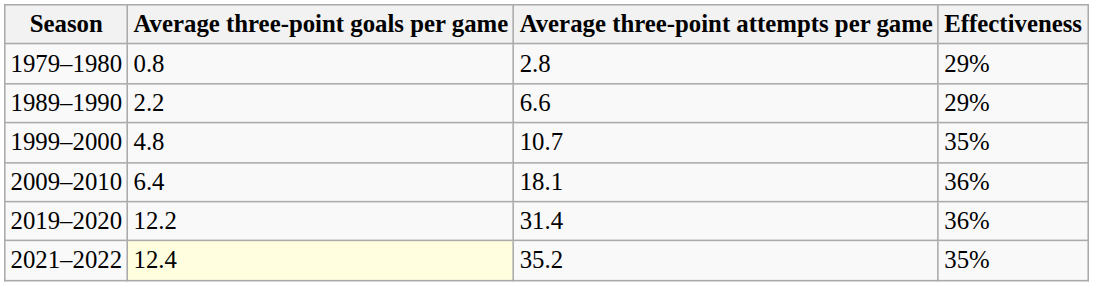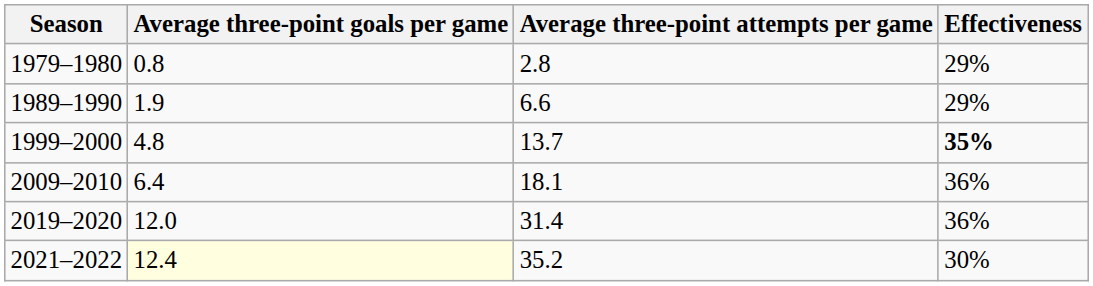(149, 102) 2.2 -> (149, 102) 1.9
(541, 142) 10.7 -> (541, 142) 13.7
(967, 142) normal -> (969, 142) bold
(155, 220) 12.2 -> (155, 220) 12.0
(967, 260) 35% -> (967, 260) 30%
